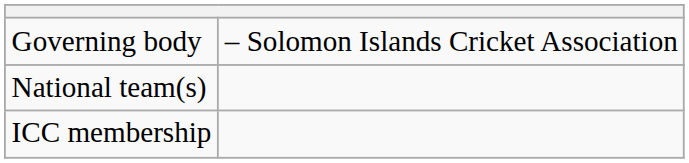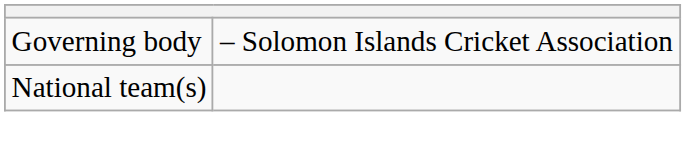- row: (112, 133)
